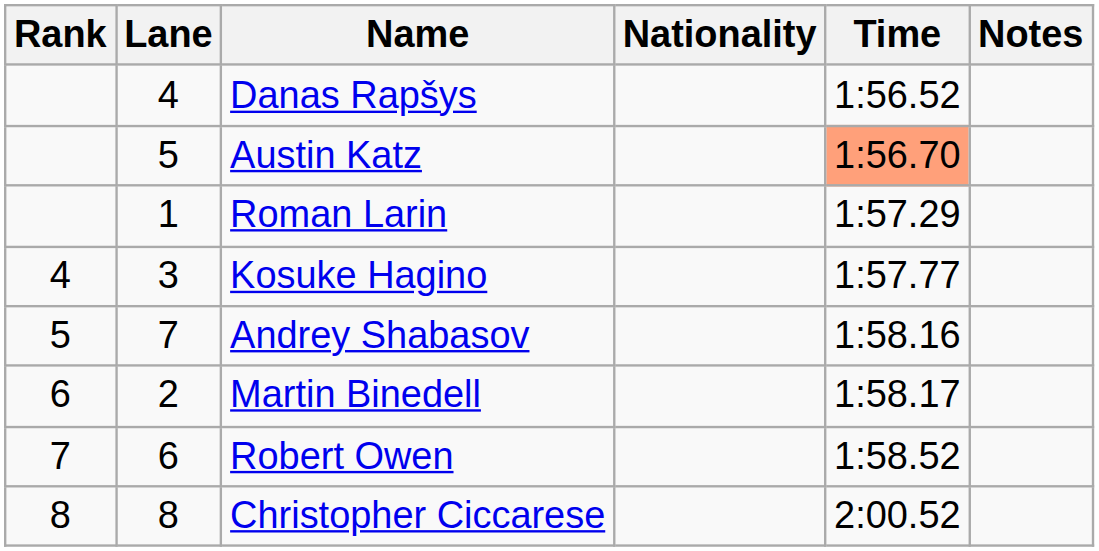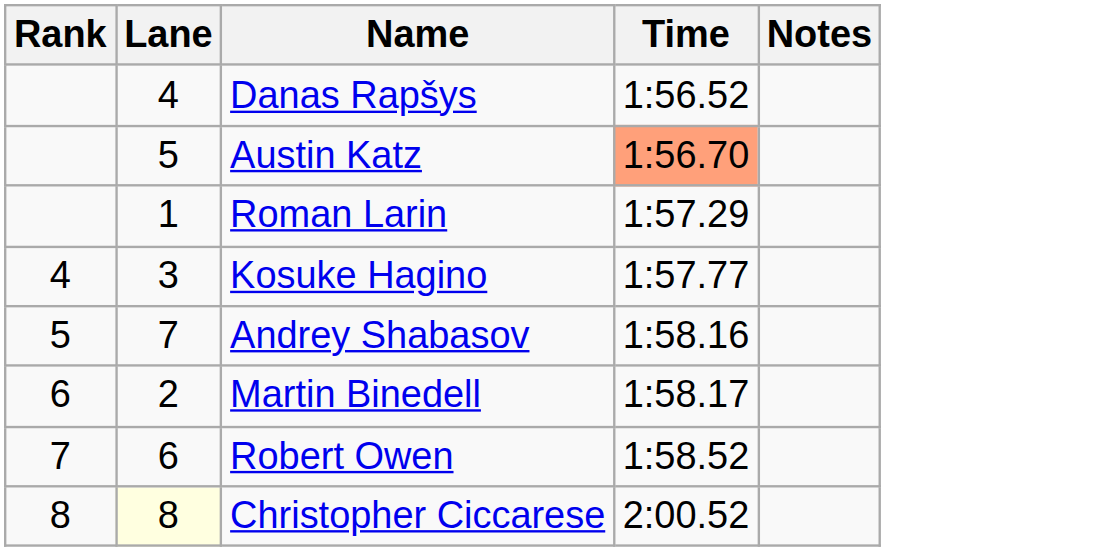- column: (720, 34)
(168, 515) no background -> (168, 515) lightyellow background
